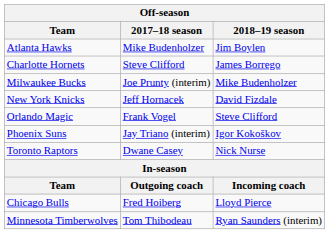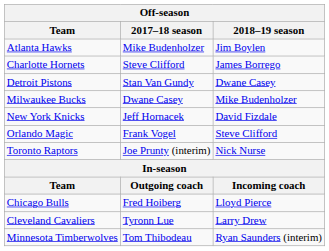+ row: (39, 82)
(167, 82) Joe Prunty (interim) -> (153, 99) Dwane Casey
- row: (37, 133)
(153, 151) Dwane Casey -> (167, 151) Joe Prunty (interim)
+ row: (51, 220)
